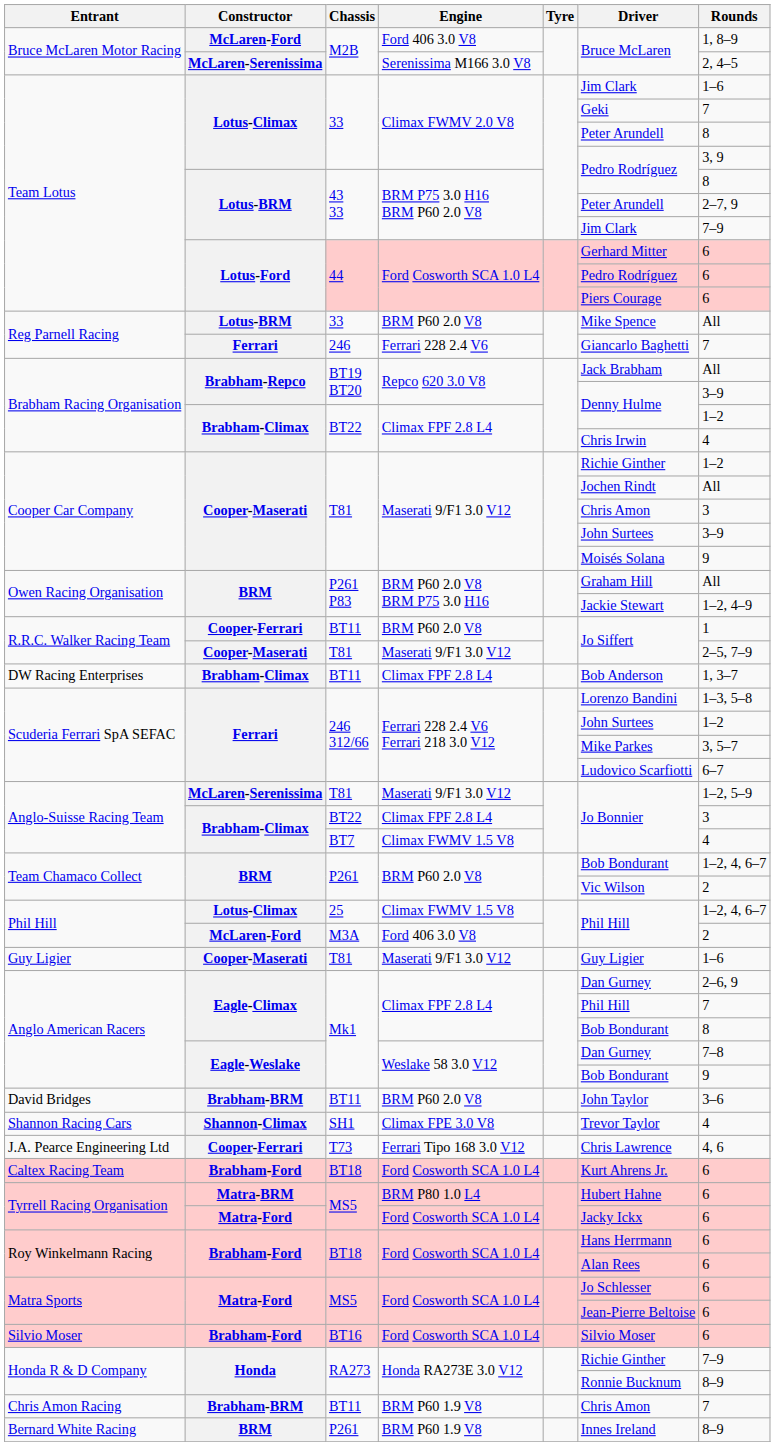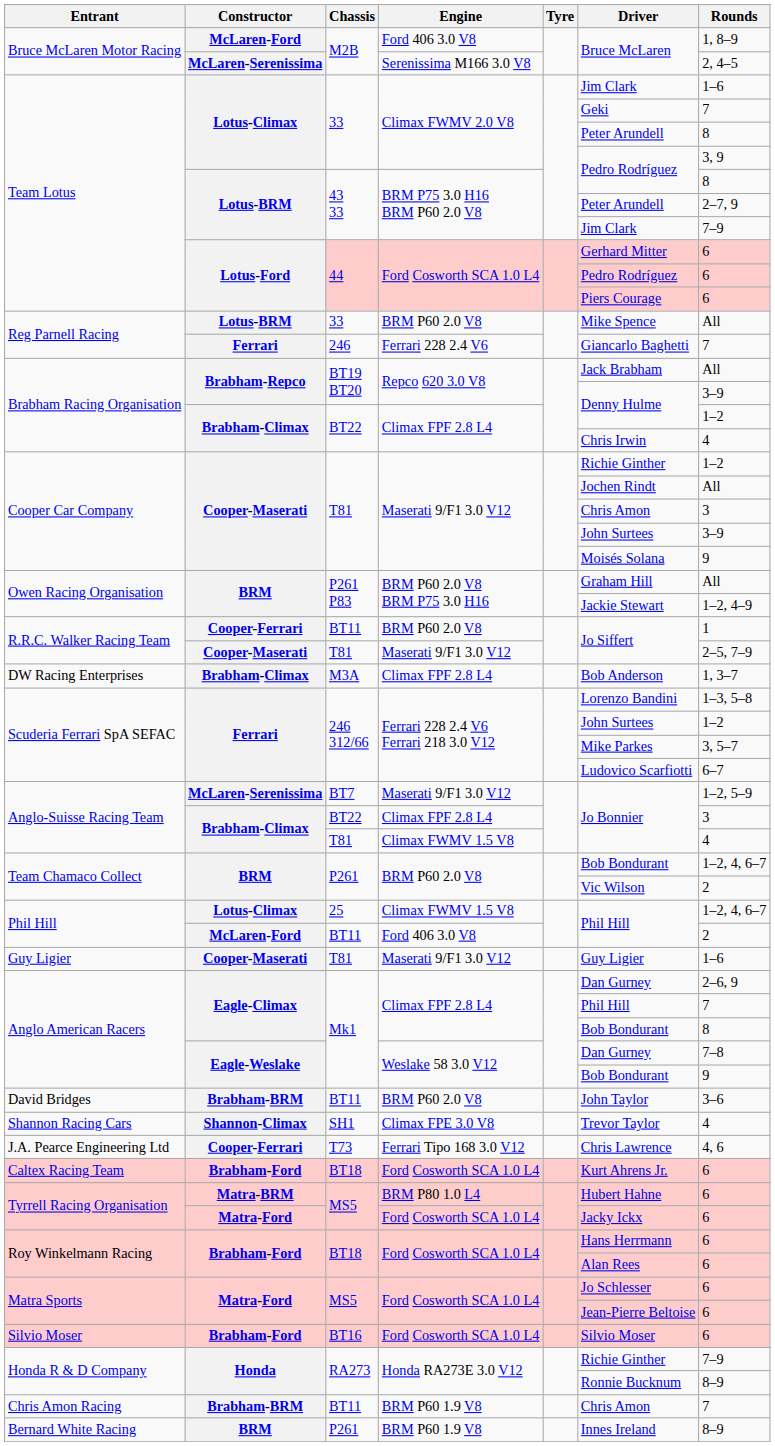(345, 675) BT11 -> (344, 675) M3A
(341, 793) T81 -> (342, 793) BT7
(342, 840) BT7 -> (341, 840) T81
(344, 934) M3A -> (345, 934) BT11
